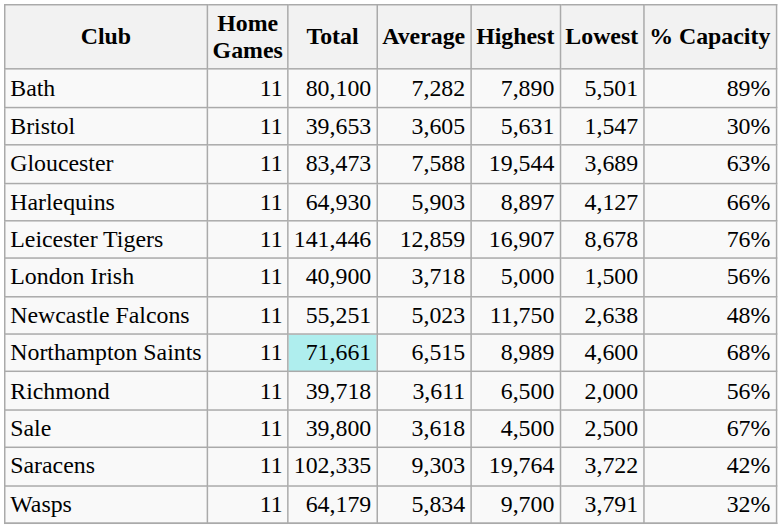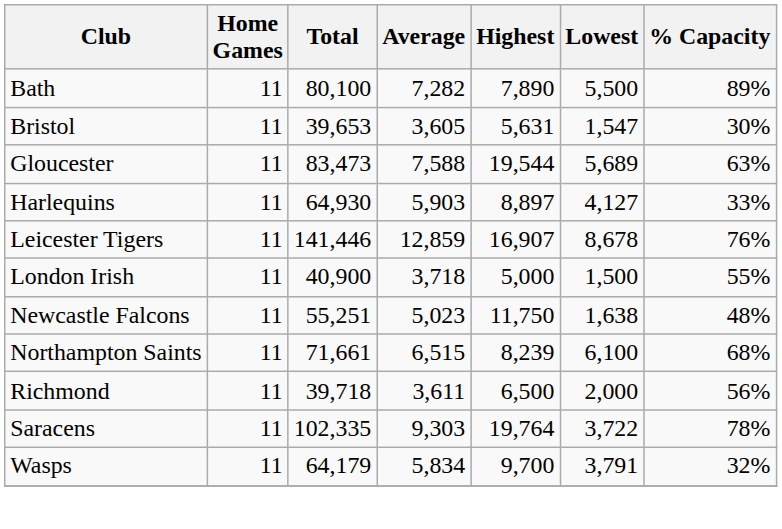(611, 88) 5,501 -> (611, 88) 5,500
(611, 163) 3,689 -> (611, 163) 5,689
(748, 201) 66% -> (748, 201) 33%
(748, 277) 56% -> (748, 277) 55%
(611, 314) 2,638 -> (611, 314) 1,638
(338, 352) paleturquoise background -> (338, 352) no background
(528, 352) 8,989 -> (528, 352) 8,239
(611, 352) 4,600 -> (611, 352) 6,100
- row: (31, 428)
(748, 466) 42% -> (748, 428) 78%
